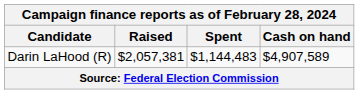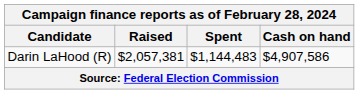(296, 57) $4,907,589 -> (296, 57) $4,907,586
